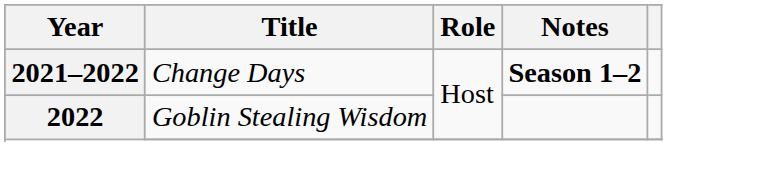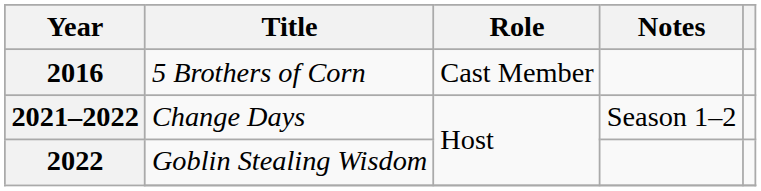+ row: (75, 71)
(575, 71) bold -> (672, 116) normal
